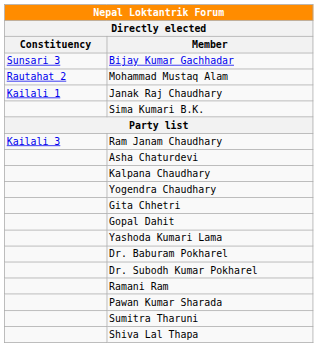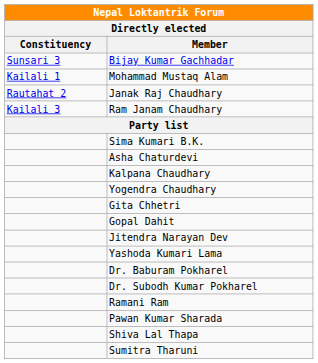(36, 77) Rautahat 2 -> (34, 77) Kailali 1
(34, 93) Kailali 1 -> (36, 93) Rautahat 2
rows swapped: (166, 141) <-> (157, 109)
+ row: (169, 238)
rows swapped: (154, 334) <-> (154, 318)
